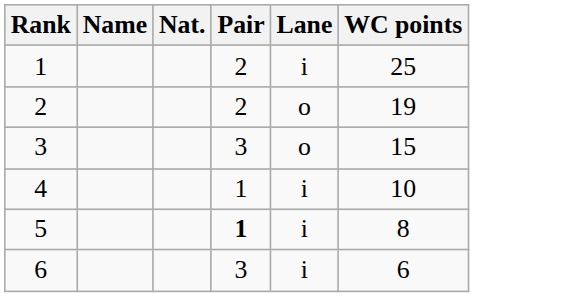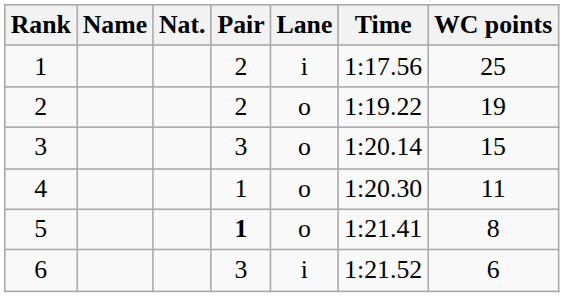+ column: (383, 24)
(304, 188) i -> (304, 188) o
(403, 188) 10 -> (493, 188) 11
(304, 229) i -> (304, 229) o
